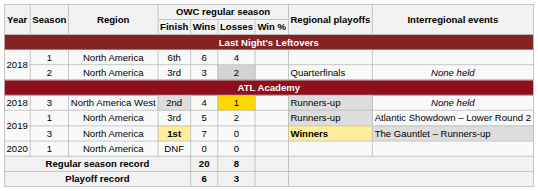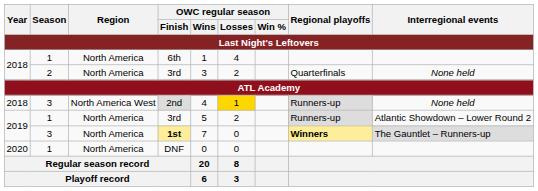(204, 58) 6 -> (204, 58) 1
(236, 73) lightgrey background -> (236, 73) no background
